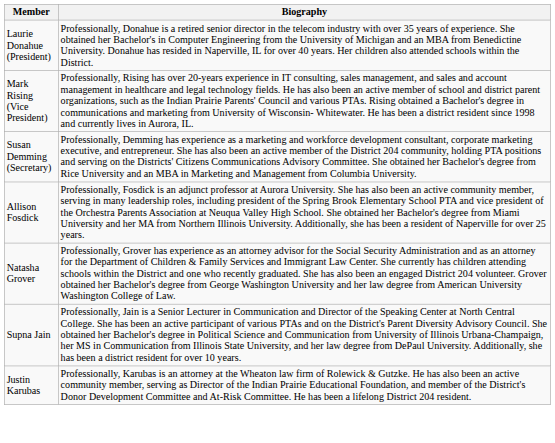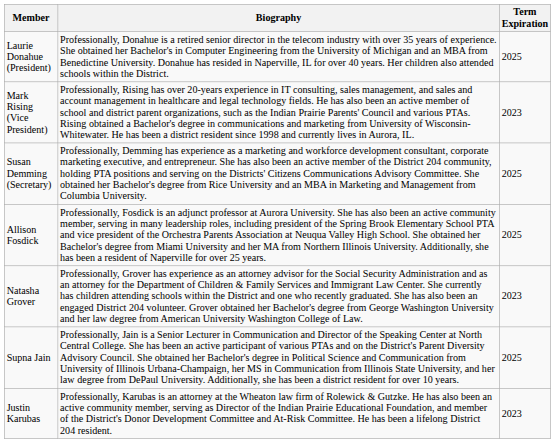+ column: (525, 18)
